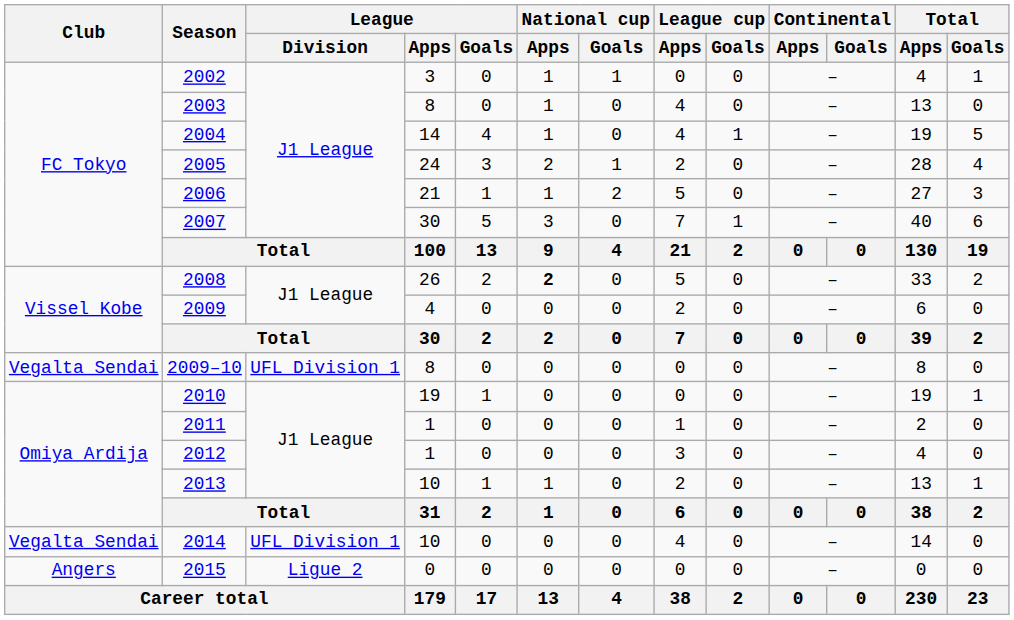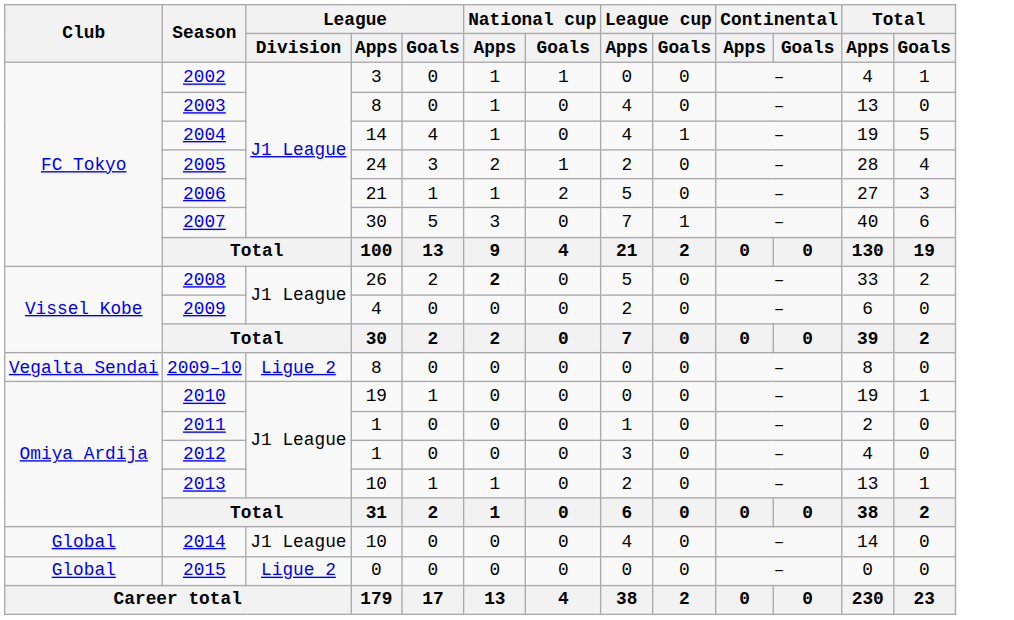(325, 368) UFL Division 1 -> (298, 368) Ligue 2
(84, 542) Vegalta Sendai -> (84, 542) Global
(325, 542) UFL Division 1 -> (298, 542) J1 League
(84, 571) Angers -> (84, 571) Global
